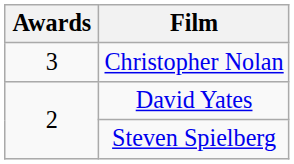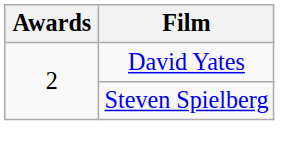- row: (194, 61)
